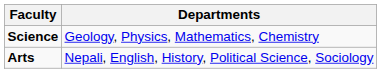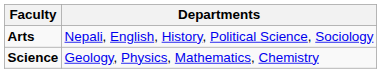rows swapped: (33, 36) <-> (21, 57)
